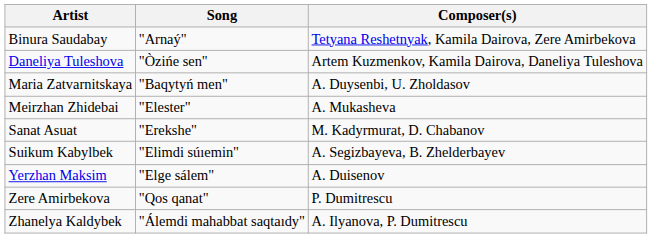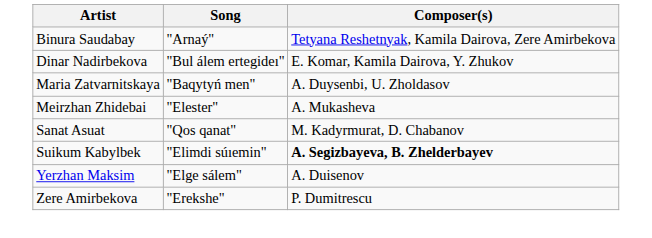- row: (66, 61)
+ row: (92, 61)
(168, 130) "Erekshe" -> (201, 130) "Qos qanat"
(408, 152) normal -> (392, 152) bold
(174, 198) "Qos qanat" -> (196, 198) "Erekshe"
- row: (65, 221)
